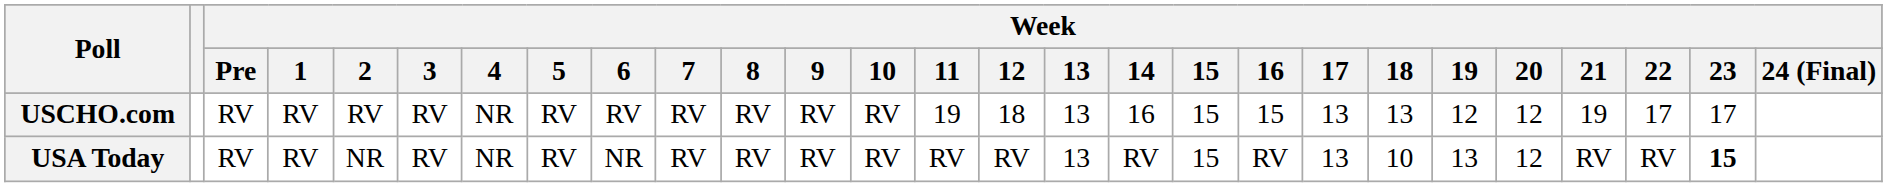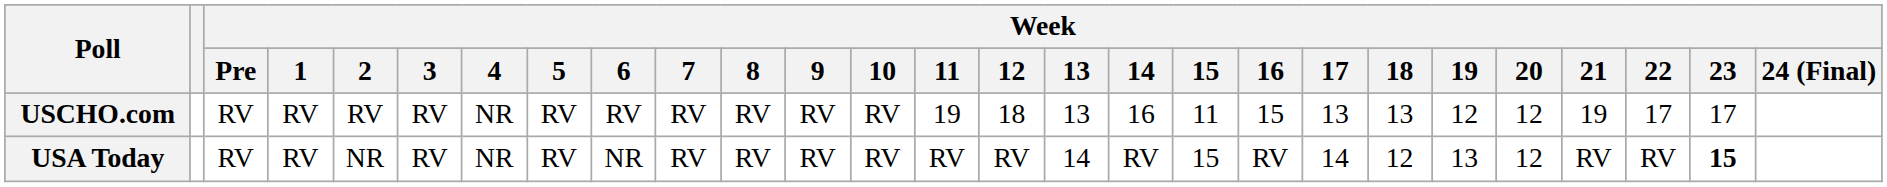(1206, 114) 15 -> (1206, 114) 11
(1076, 158) 13 -> (1076, 158) 14
(1335, 158) 13 -> (1335, 158) 14
(1400, 158) 10 -> (1400, 158) 12
